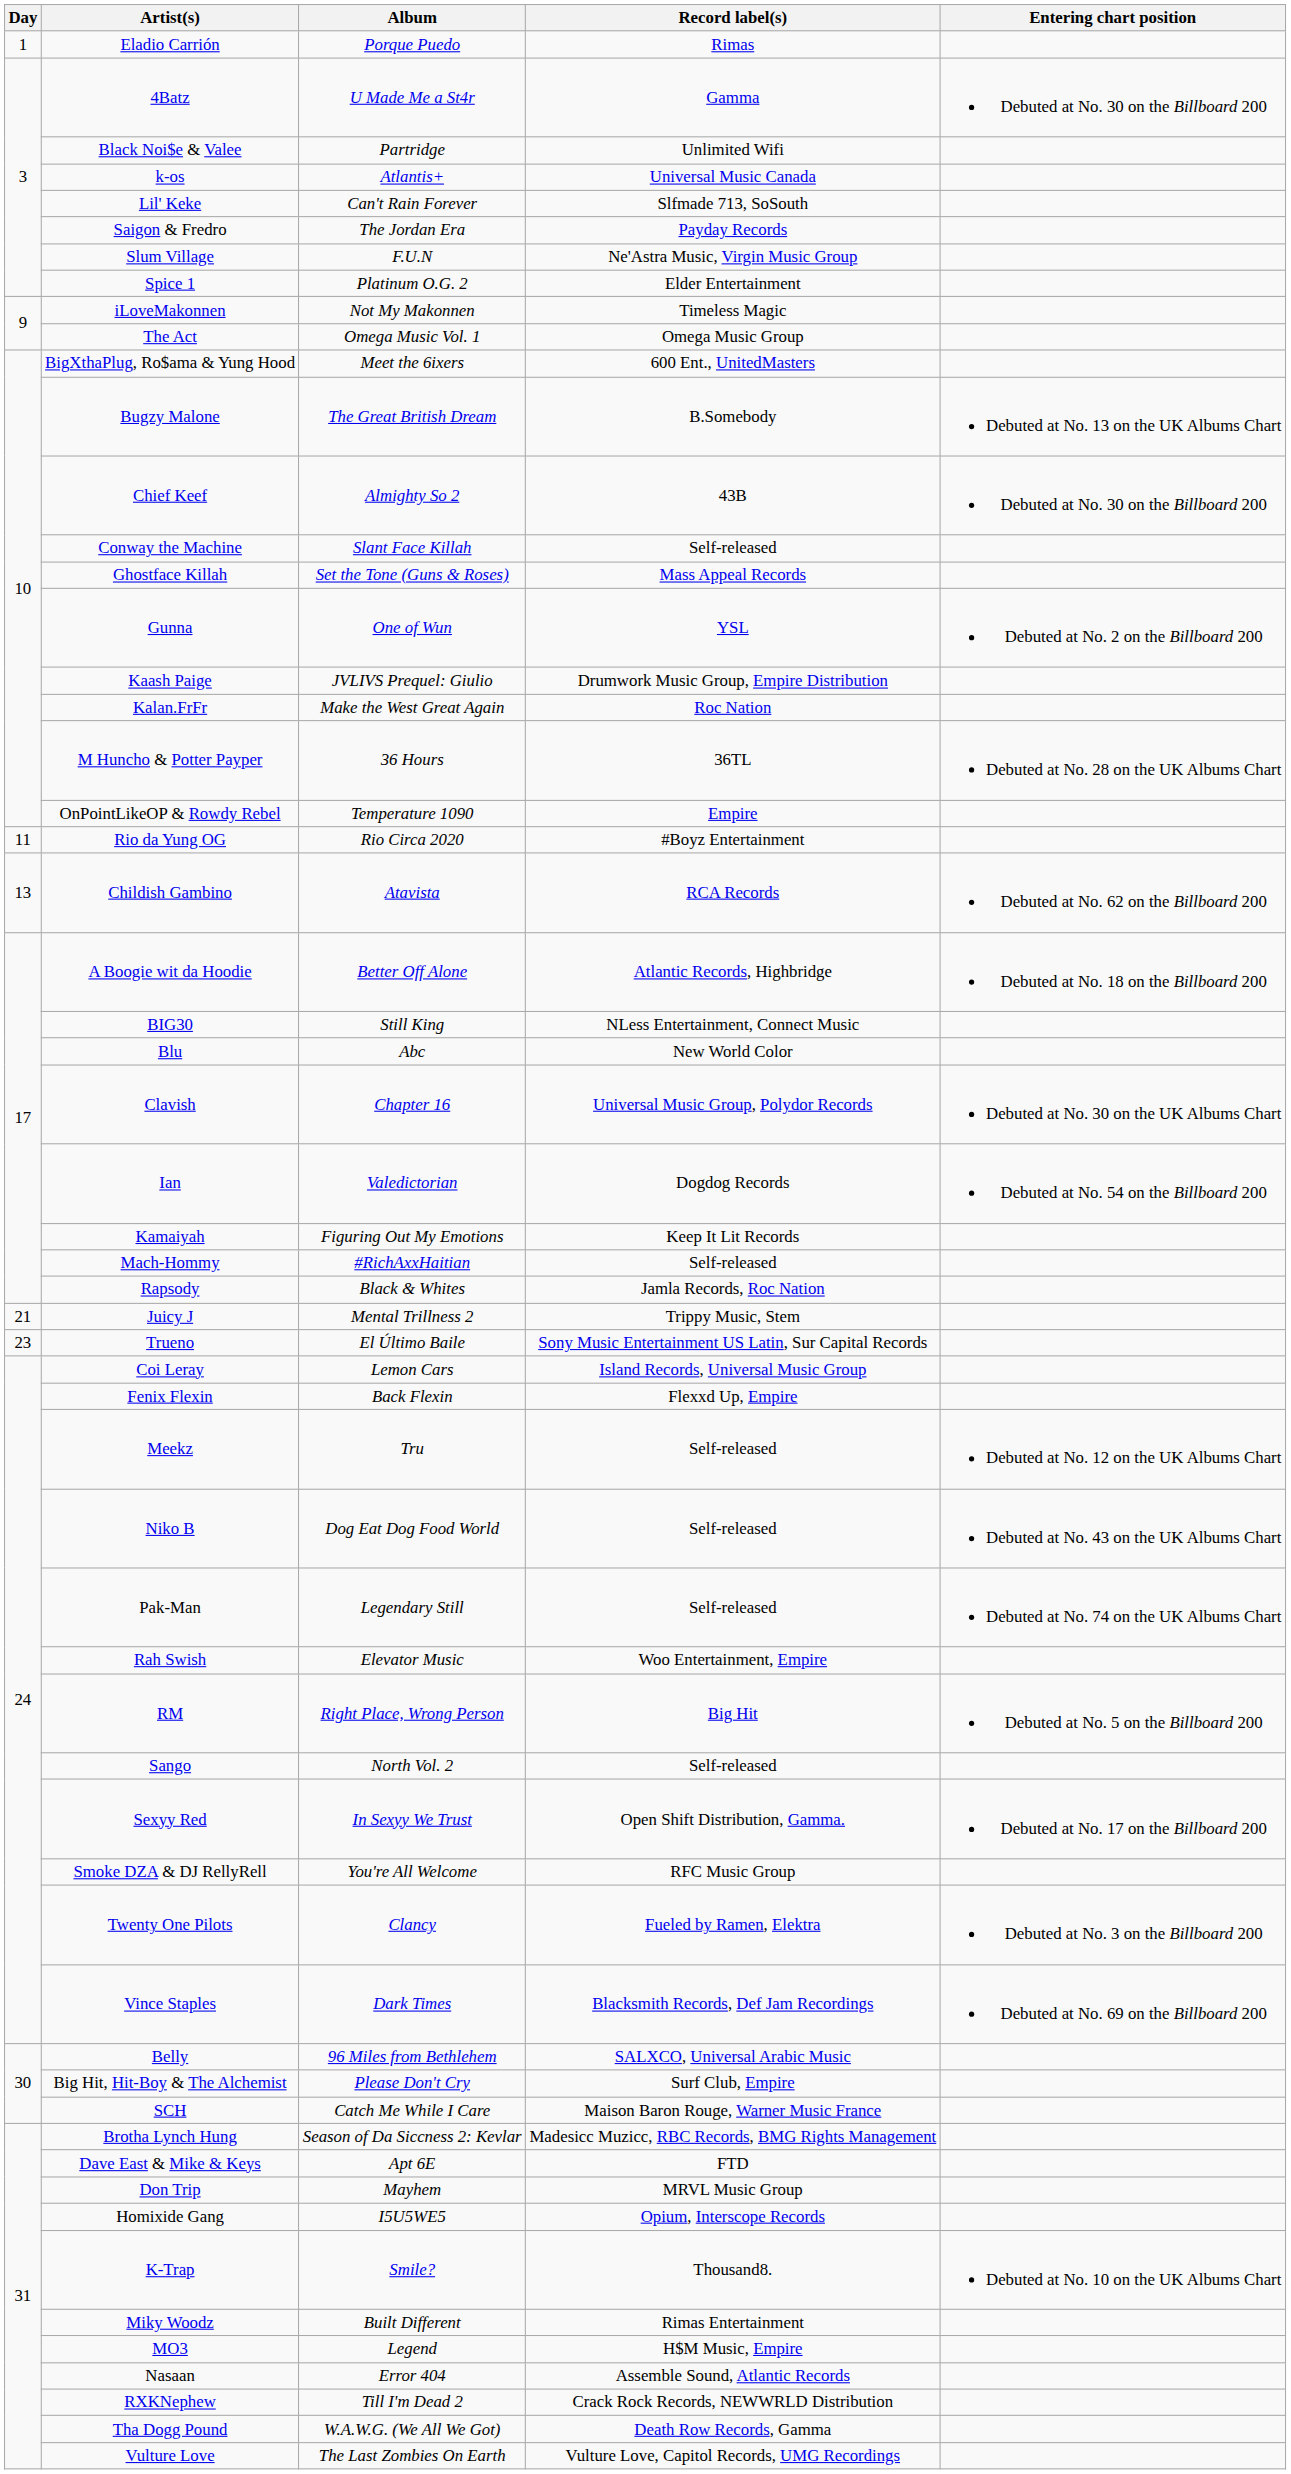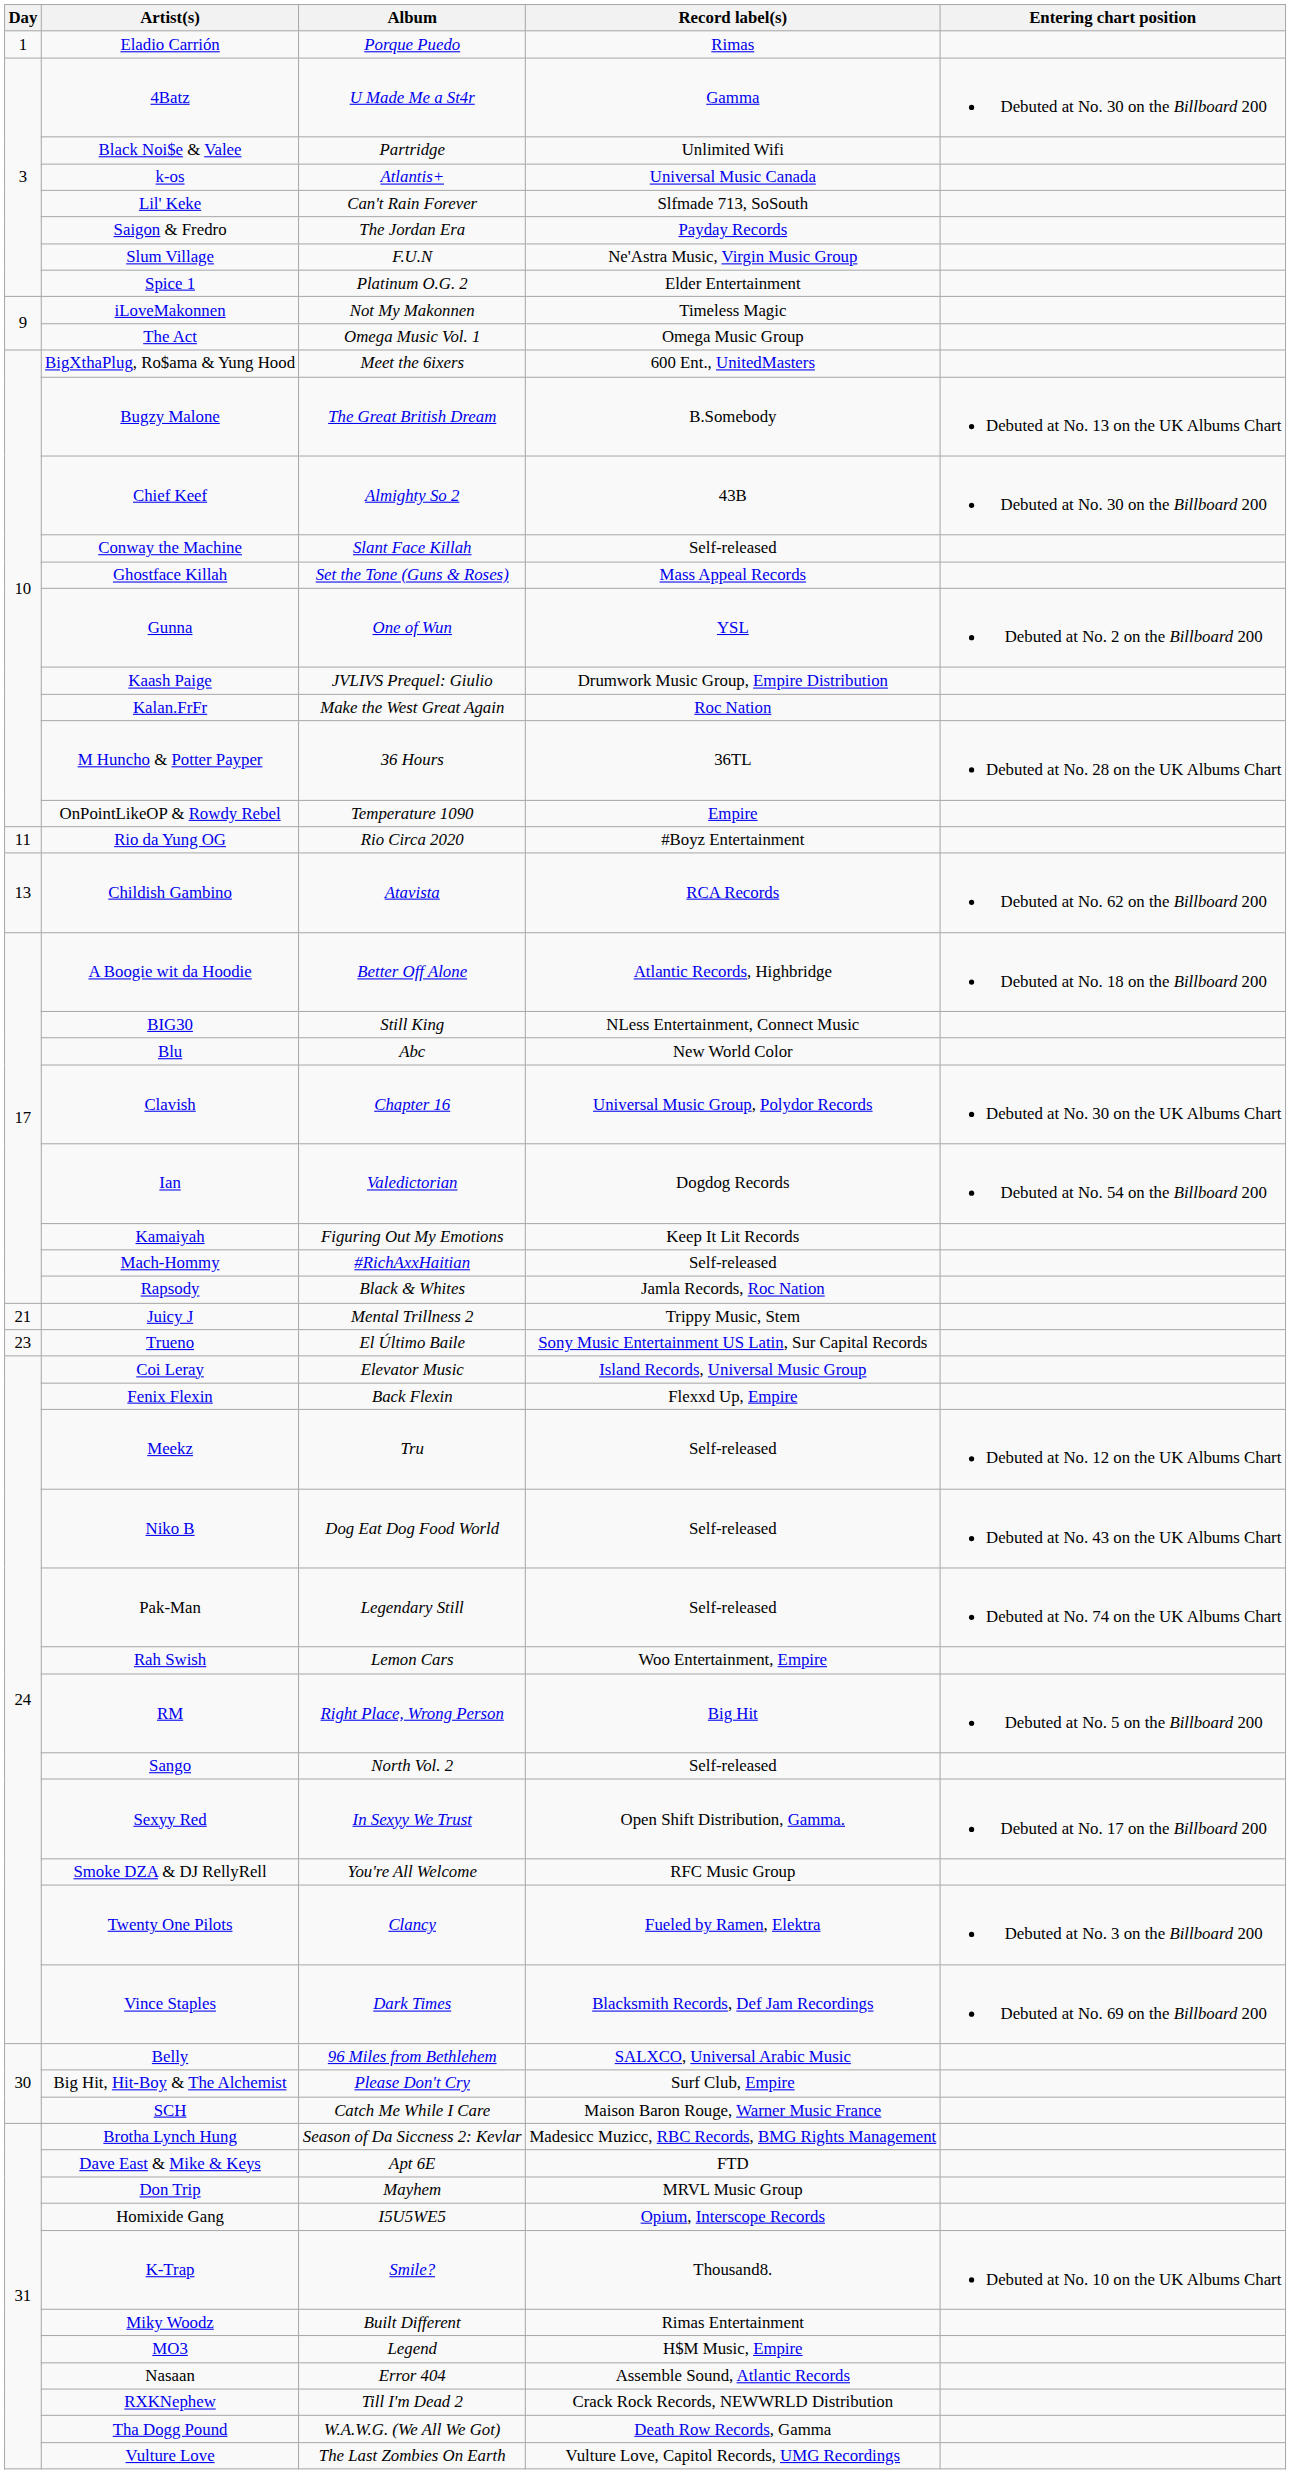(412, 1369) Lemon Cars -> (412, 1369) Elevator Music
(412, 1660) Elevator Music -> (412, 1660) Lemon Cars
